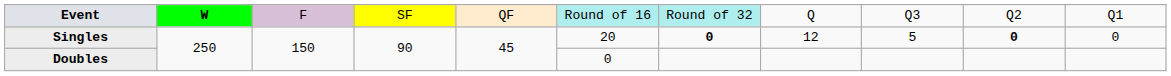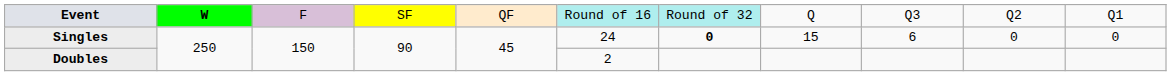(608, 37) 20 -> (608, 37) 24
(811, 37) 12 -> (811, 37) 15
(912, 37) 5 -> (912, 37) 6
(1014, 37) bold -> (1014, 37) normal
(608, 59) 0 -> (608, 59) 2
